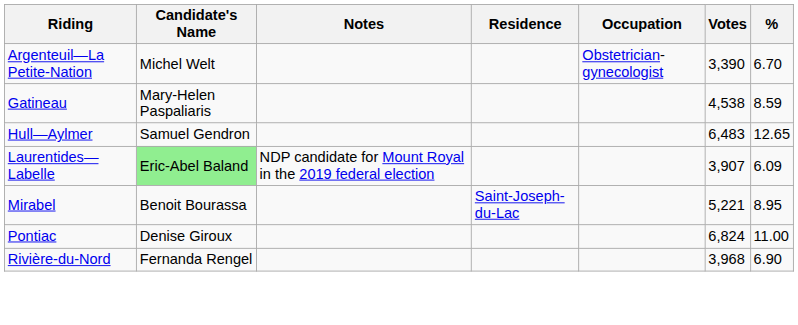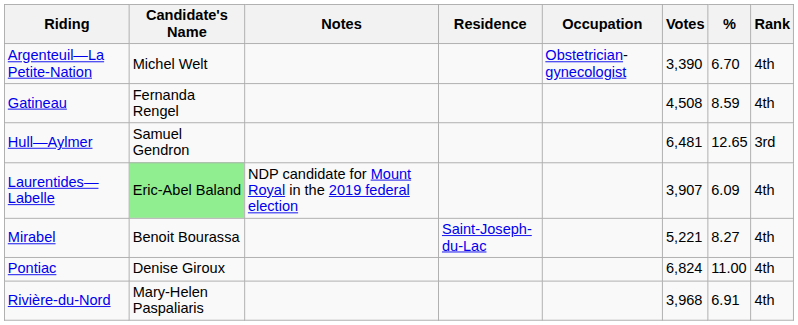+ column: (772, 24)
(177, 103) Mary-Helen Paspaliaris -> (164, 103) Fernanda Rengel
(727, 103) 4,538 -> (684, 103) 4,508
(727, 134) 6,483 -> (684, 142) 6,481
(768, 205) 8.95 -> (725, 237) 8.27
(196, 259) Fernanda Rengel -> (170, 300) Mary-Helen Paspaliaris
(768, 259) 6.90 -> (725, 300) 6.91
